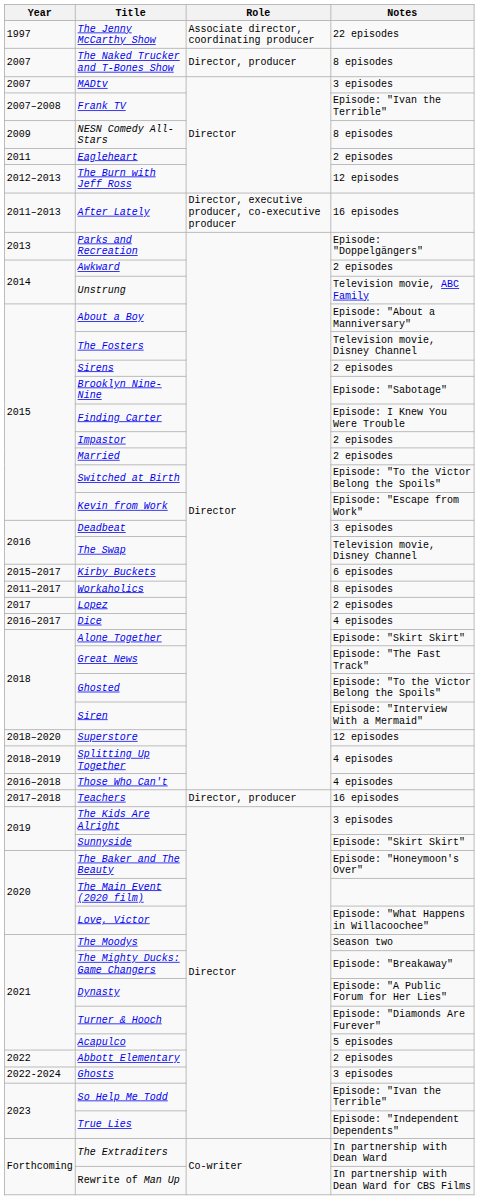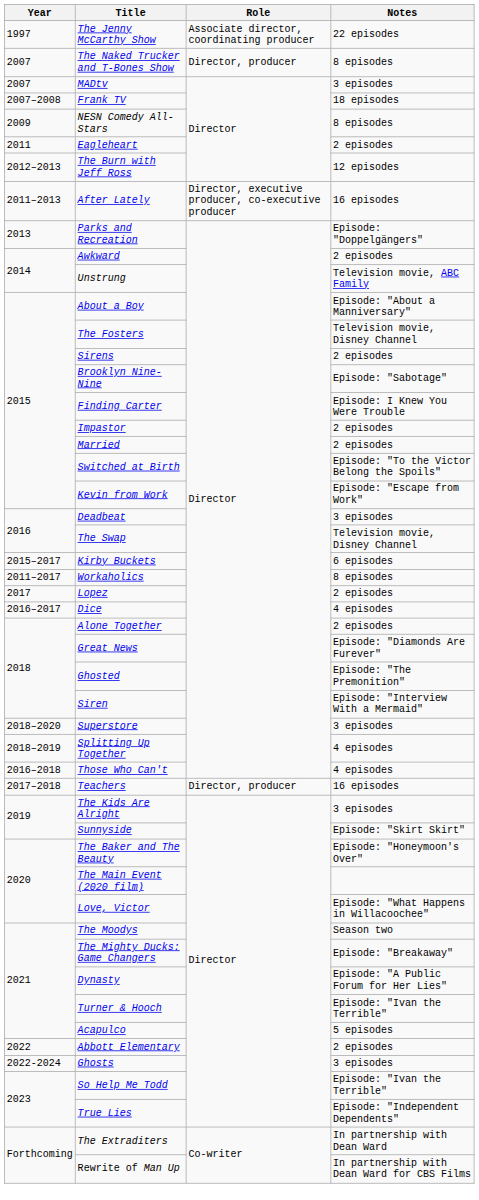(387, 107) Episode: "Ivan the Terrible" -> (366, 101) 18 episodes
(399, 638) Episode: "Skirt Skirt" -> (363, 626) 2 episodes
(387, 660) Episode: "The Fast Track" -> (399, 648) Episode: "Diamonds Are Furever"
(402, 688) Episode: "To the Victor Belong the Spoils" -> (372, 676) Episode: "The Premonition"
(366, 738) 12 episodes -> (363, 726) 3 episodes
(399, 1020) Episode: "Diamonds Are Furever" -> (387, 1009) Episode: "Ivan the Terrible"
